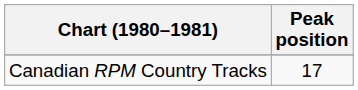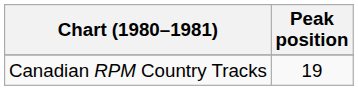(312, 70) 17 -> (312, 70) 19
